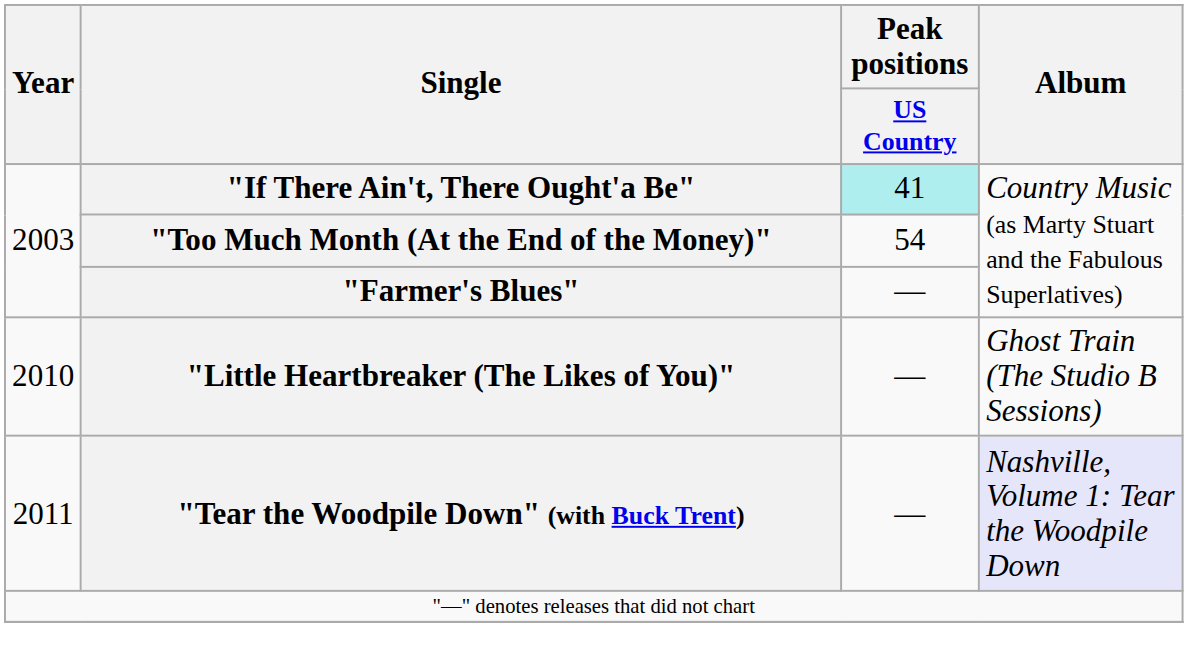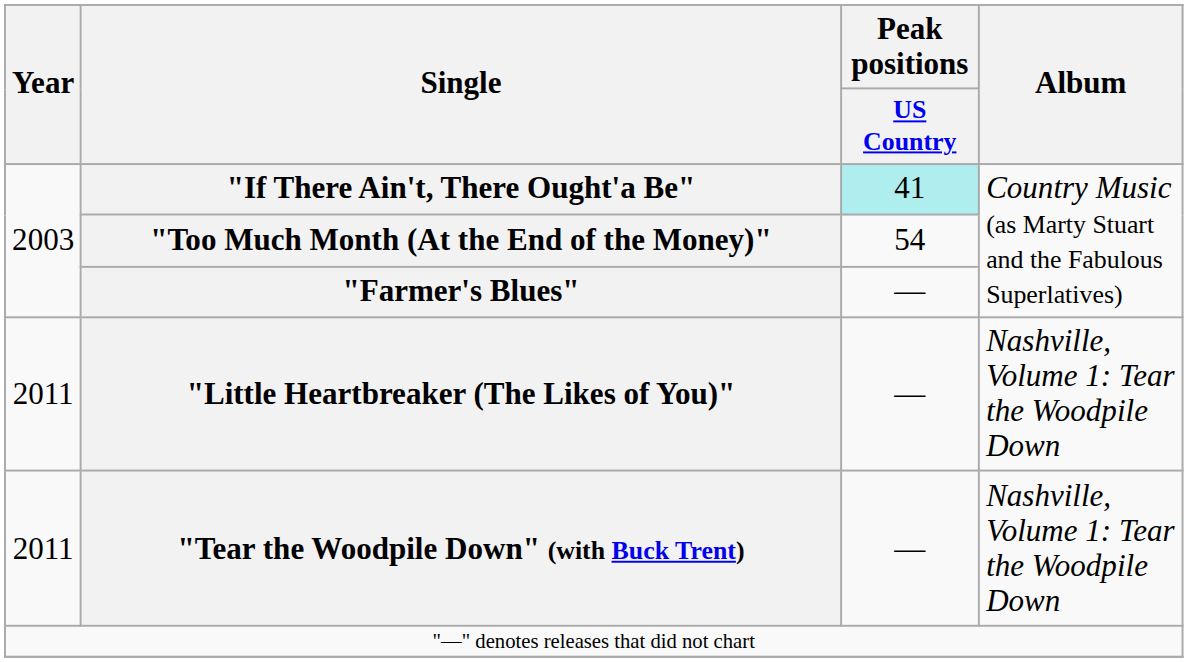(43, 376) 2010 -> (43, 393) 2011
(1071, 376) Ghost Train (The Studio B Sessions) -> (1080, 393) Nashville, Volume 1: Tear the Woodpile Down
(1080, 513) lavender background -> (1080, 547) no background
